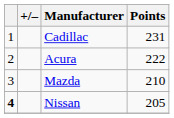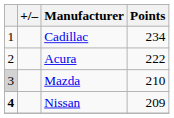(155, 37) 231 -> (155, 37) 234
(11, 81) no background -> (11, 81) lightgrey background
(155, 102) 205 -> (155, 102) 209
